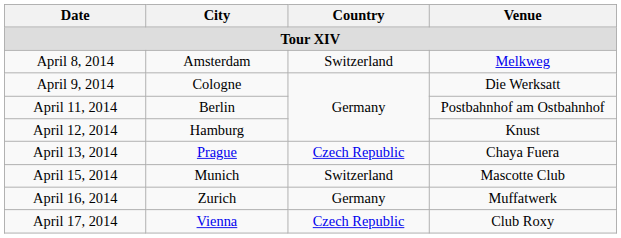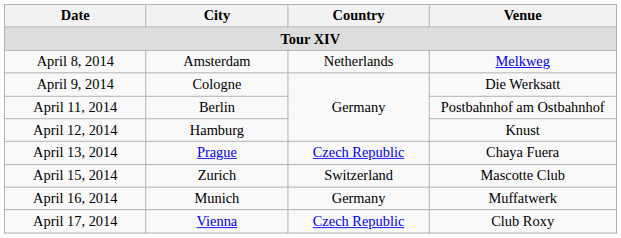(359, 61) Switzerland -> (359, 61) Netherlands
(217, 175) Munich -> (217, 175) Zurich
(217, 198) Zurich -> (217, 198) Munich
